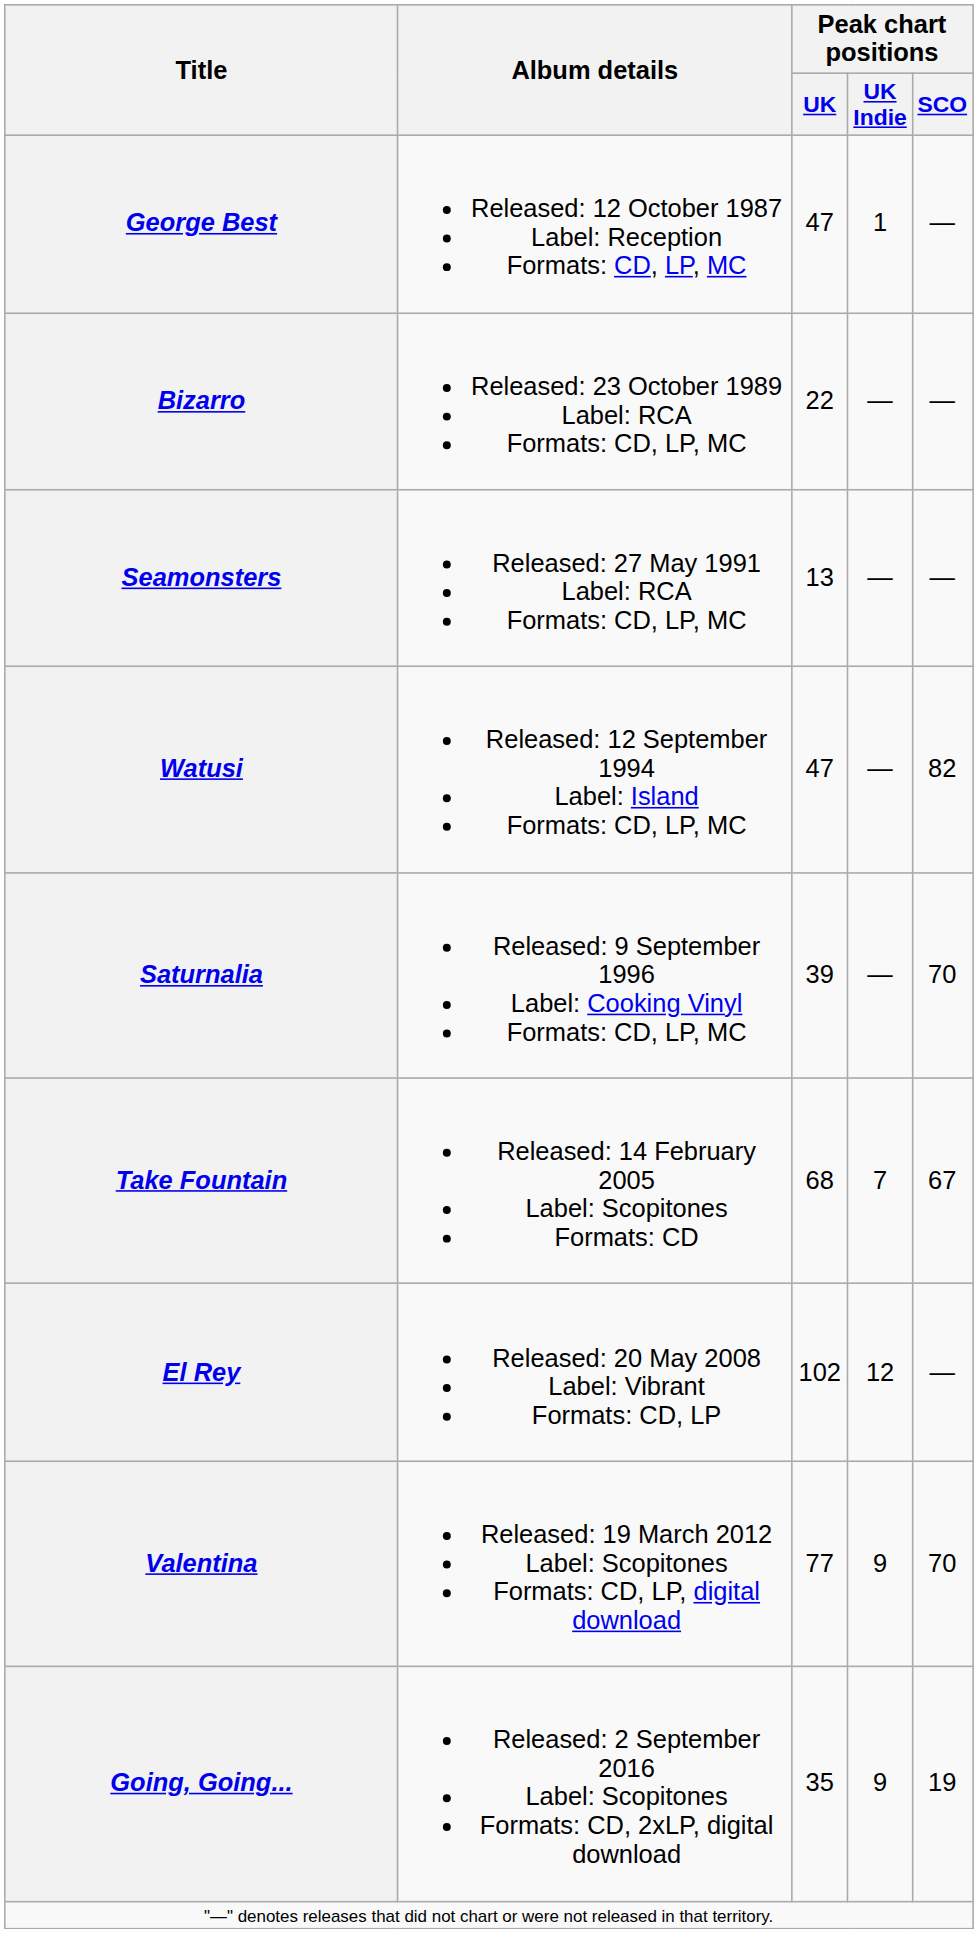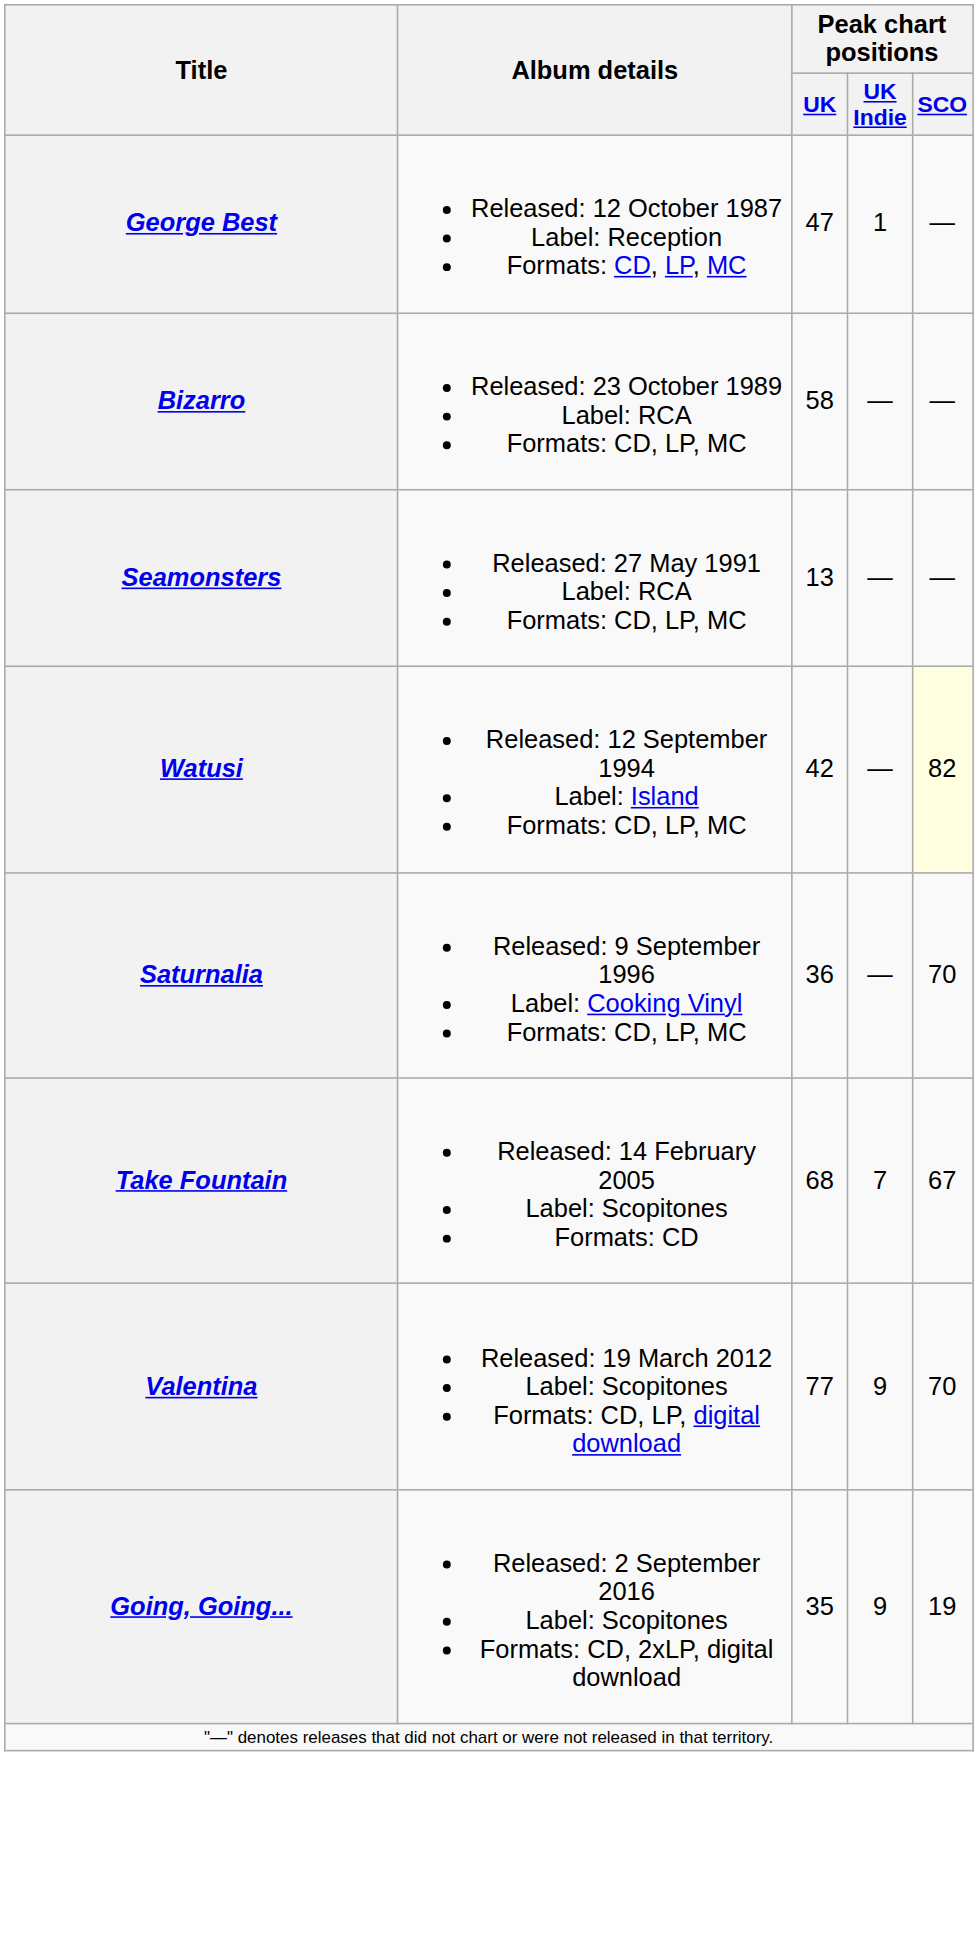(820, 400) 22 -> (820, 400) 58
(820, 769) 47 -> (820, 769) 42
(942, 769) no background -> (942, 769) lightyellow background
(820, 974) 39 -> (820, 974) 36
- row: (201, 1371)
